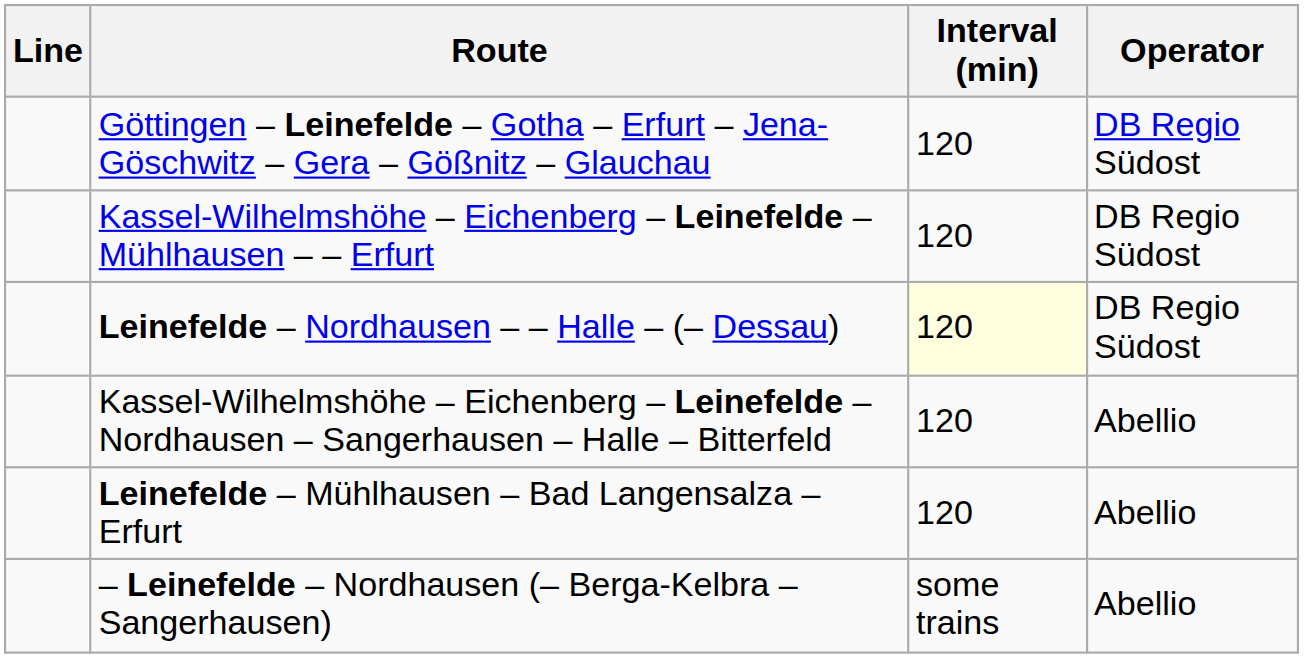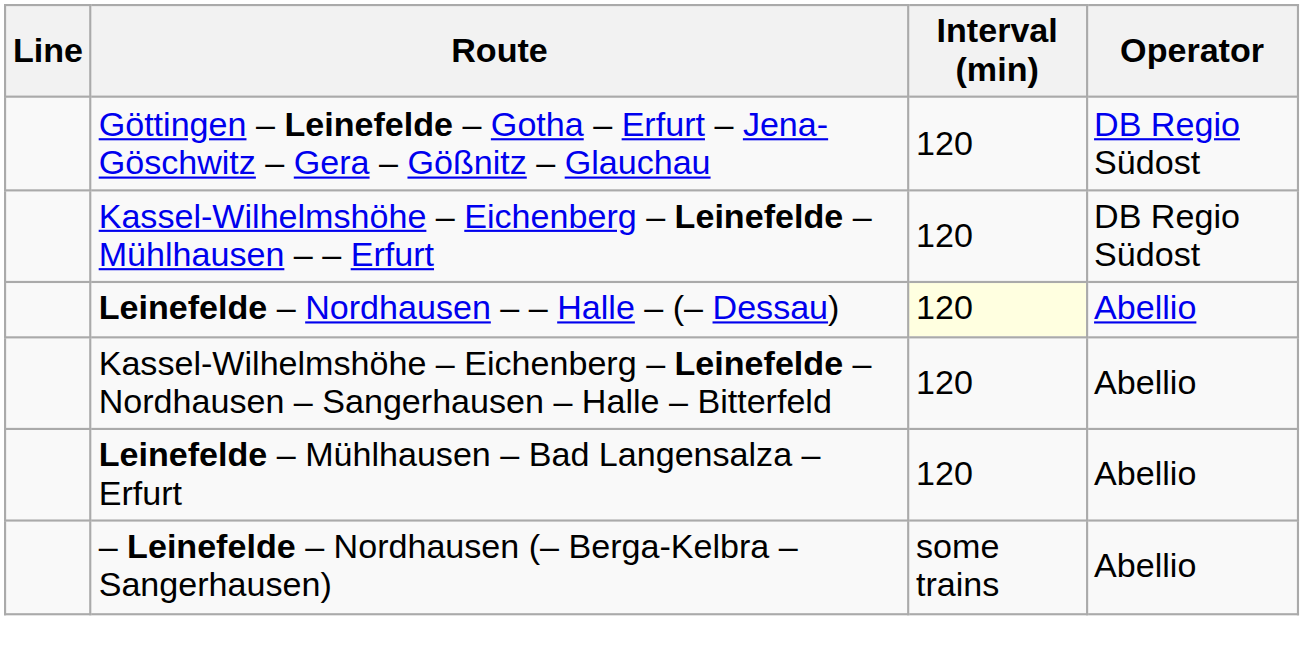(1167, 327) DB Regio Südost -> (1145, 308) Abellio
